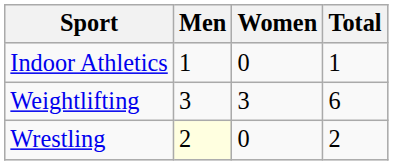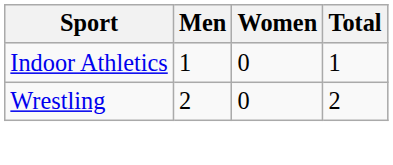- row: (75, 100)
(185, 139) lightyellow background -> (185, 100) no background
